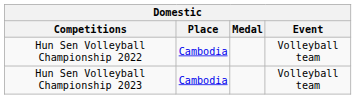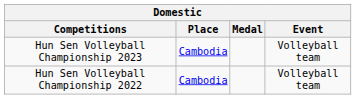rows swapped: (90, 52) <-> (90, 80)
